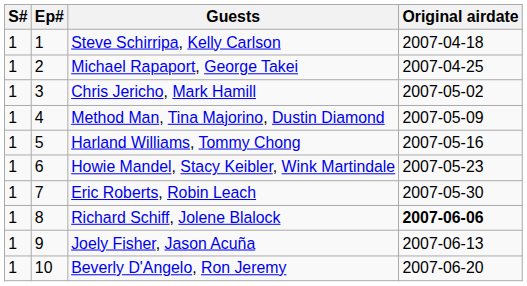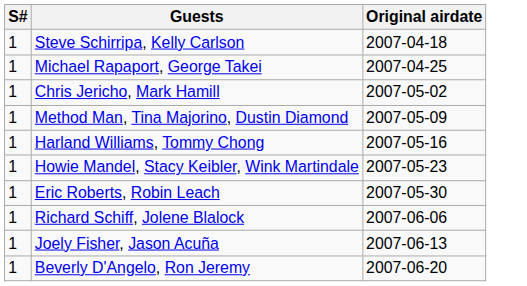- column: (49, 17)
(443, 218) bold -> (407, 218) normal
